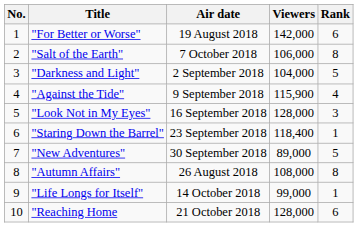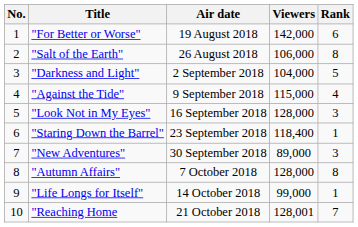(218, 53) 7 October 2018 -> (218, 53) 26 August 2018
(294, 93) 115,900 -> (294, 93) 115,000
(335, 152) 5 -> (335, 152) 3
(218, 172) 26 August 2018 -> (218, 172) 7 October 2018
(294, 172) 108,000 -> (294, 172) 128,000
(294, 212) 128,000 -> (294, 212) 128,001
(335, 212) 6 -> (335, 212) 7
